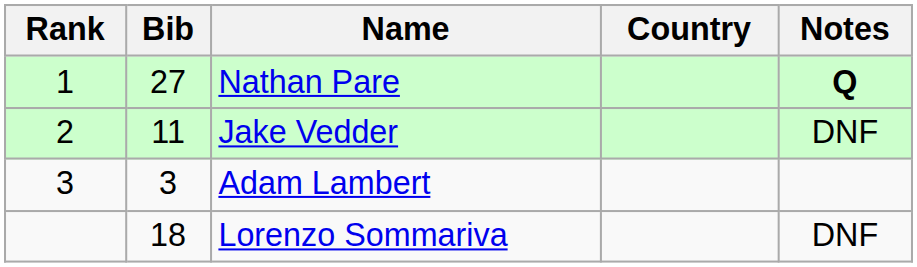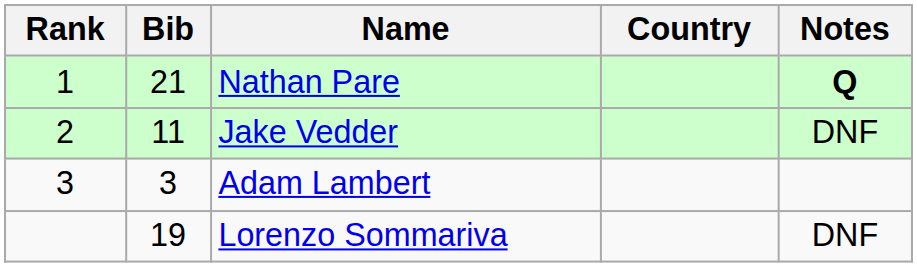(168, 81) 27 -> (168, 81) 21
(168, 235) 18 -> (168, 235) 19
